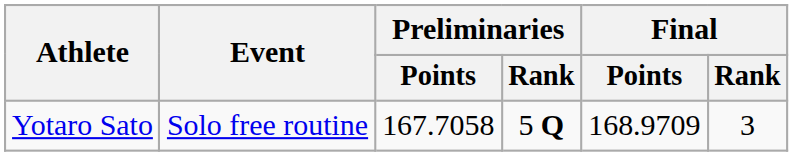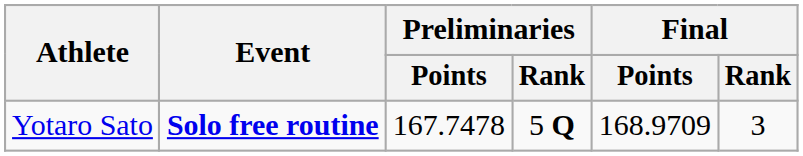(268, 125) normal -> (273, 125) bold
(438, 125) 167.7058 -> (449, 125) 167.7478
